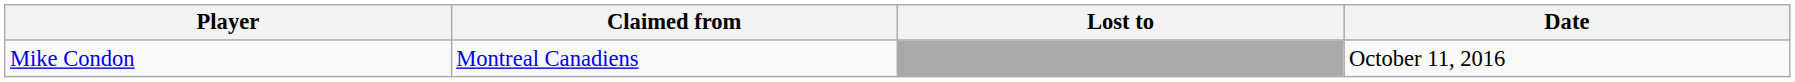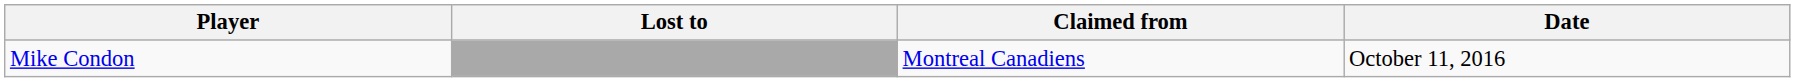columns swapped: (674, 22) <-> (1121, 22)
